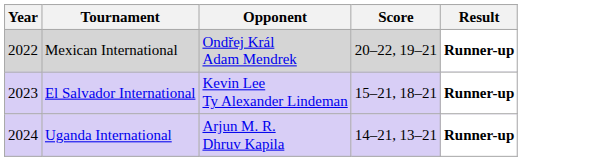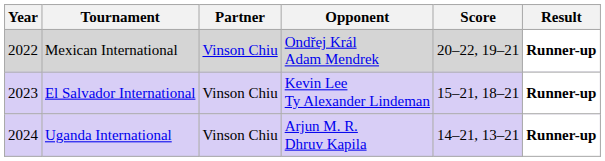+ column: (240, 17)
